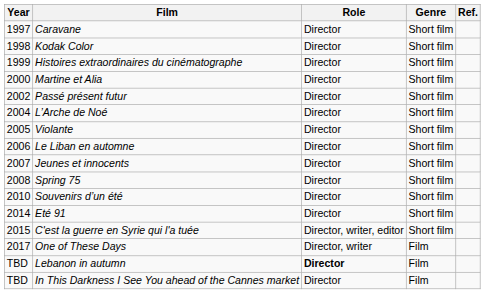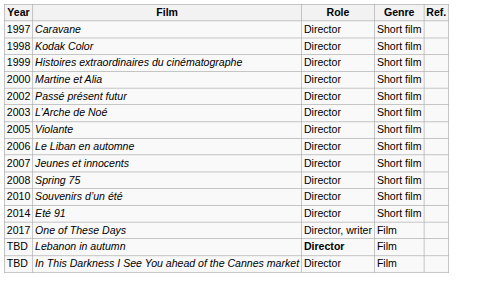(19, 113) 2004 -> (19, 113) 2003
- row: (117, 230)
